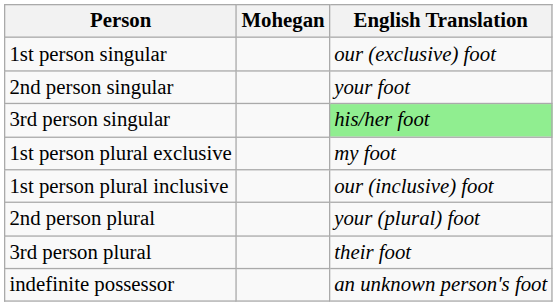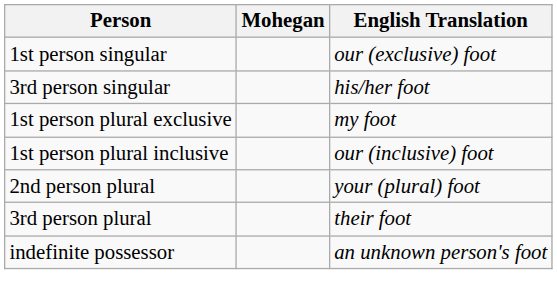- row: (91, 86)
(382, 119) lightgreen background -> (382, 86) no background
